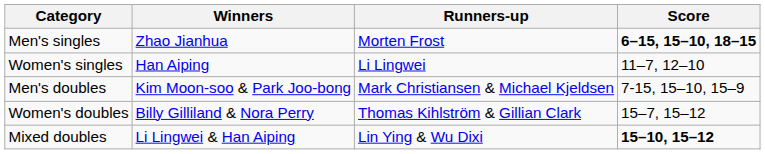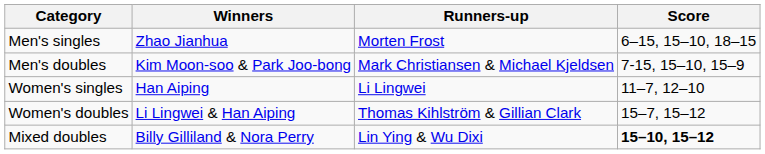(689, 40) bold -> (689, 40) normal
rows swapped: (66, 64) <-> (57, 88)
(225, 112) Billy Gilliland & Nora Perry -> (215, 112) Li Lingwei & Han Aiping
(215, 137) Li Lingwei & Han Aiping -> (225, 137) Billy Gilliland & Nora Perry
